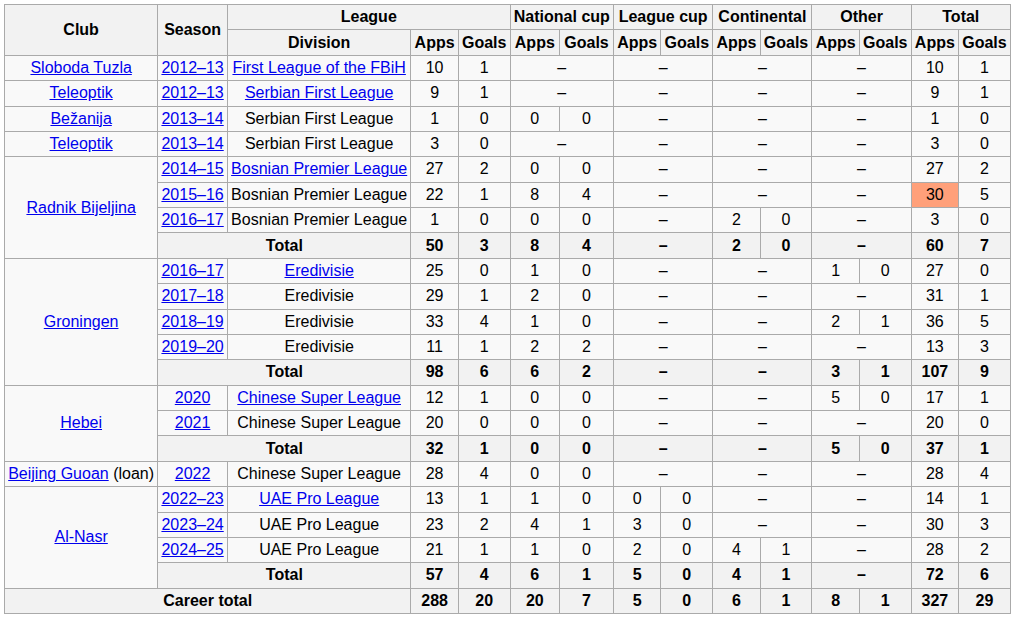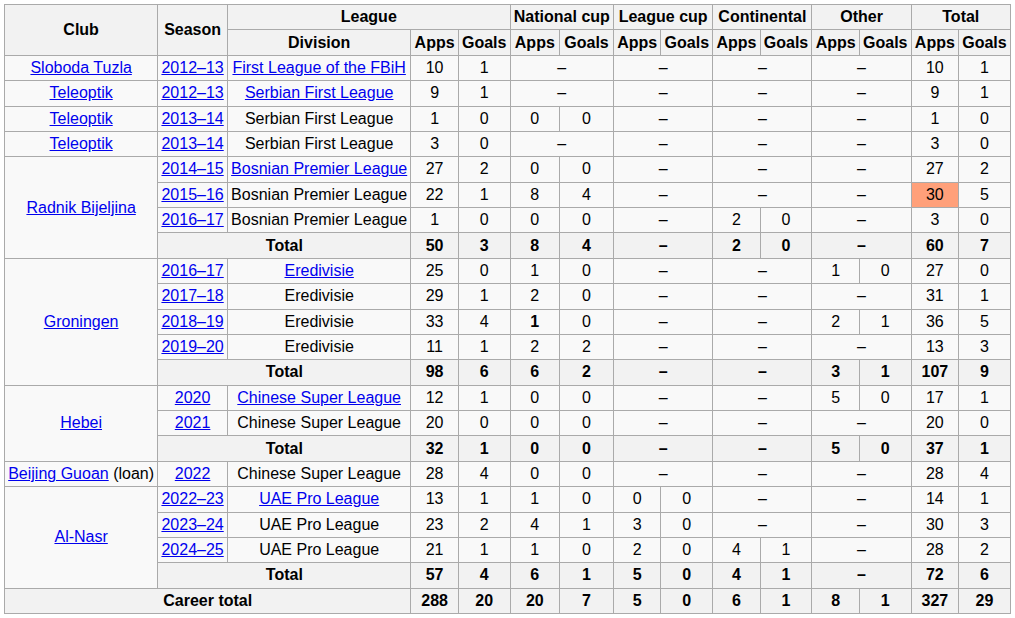(81, 118) Bežanija -> (81, 118) Teleoptik
(535, 321) normal -> (535, 321) bold
